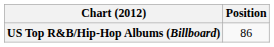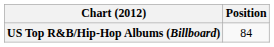(246, 32) 86 -> (246, 32) 84
